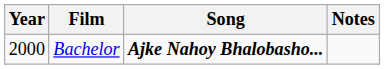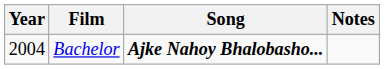(27, 49) 2000 -> (27, 49) 2004
